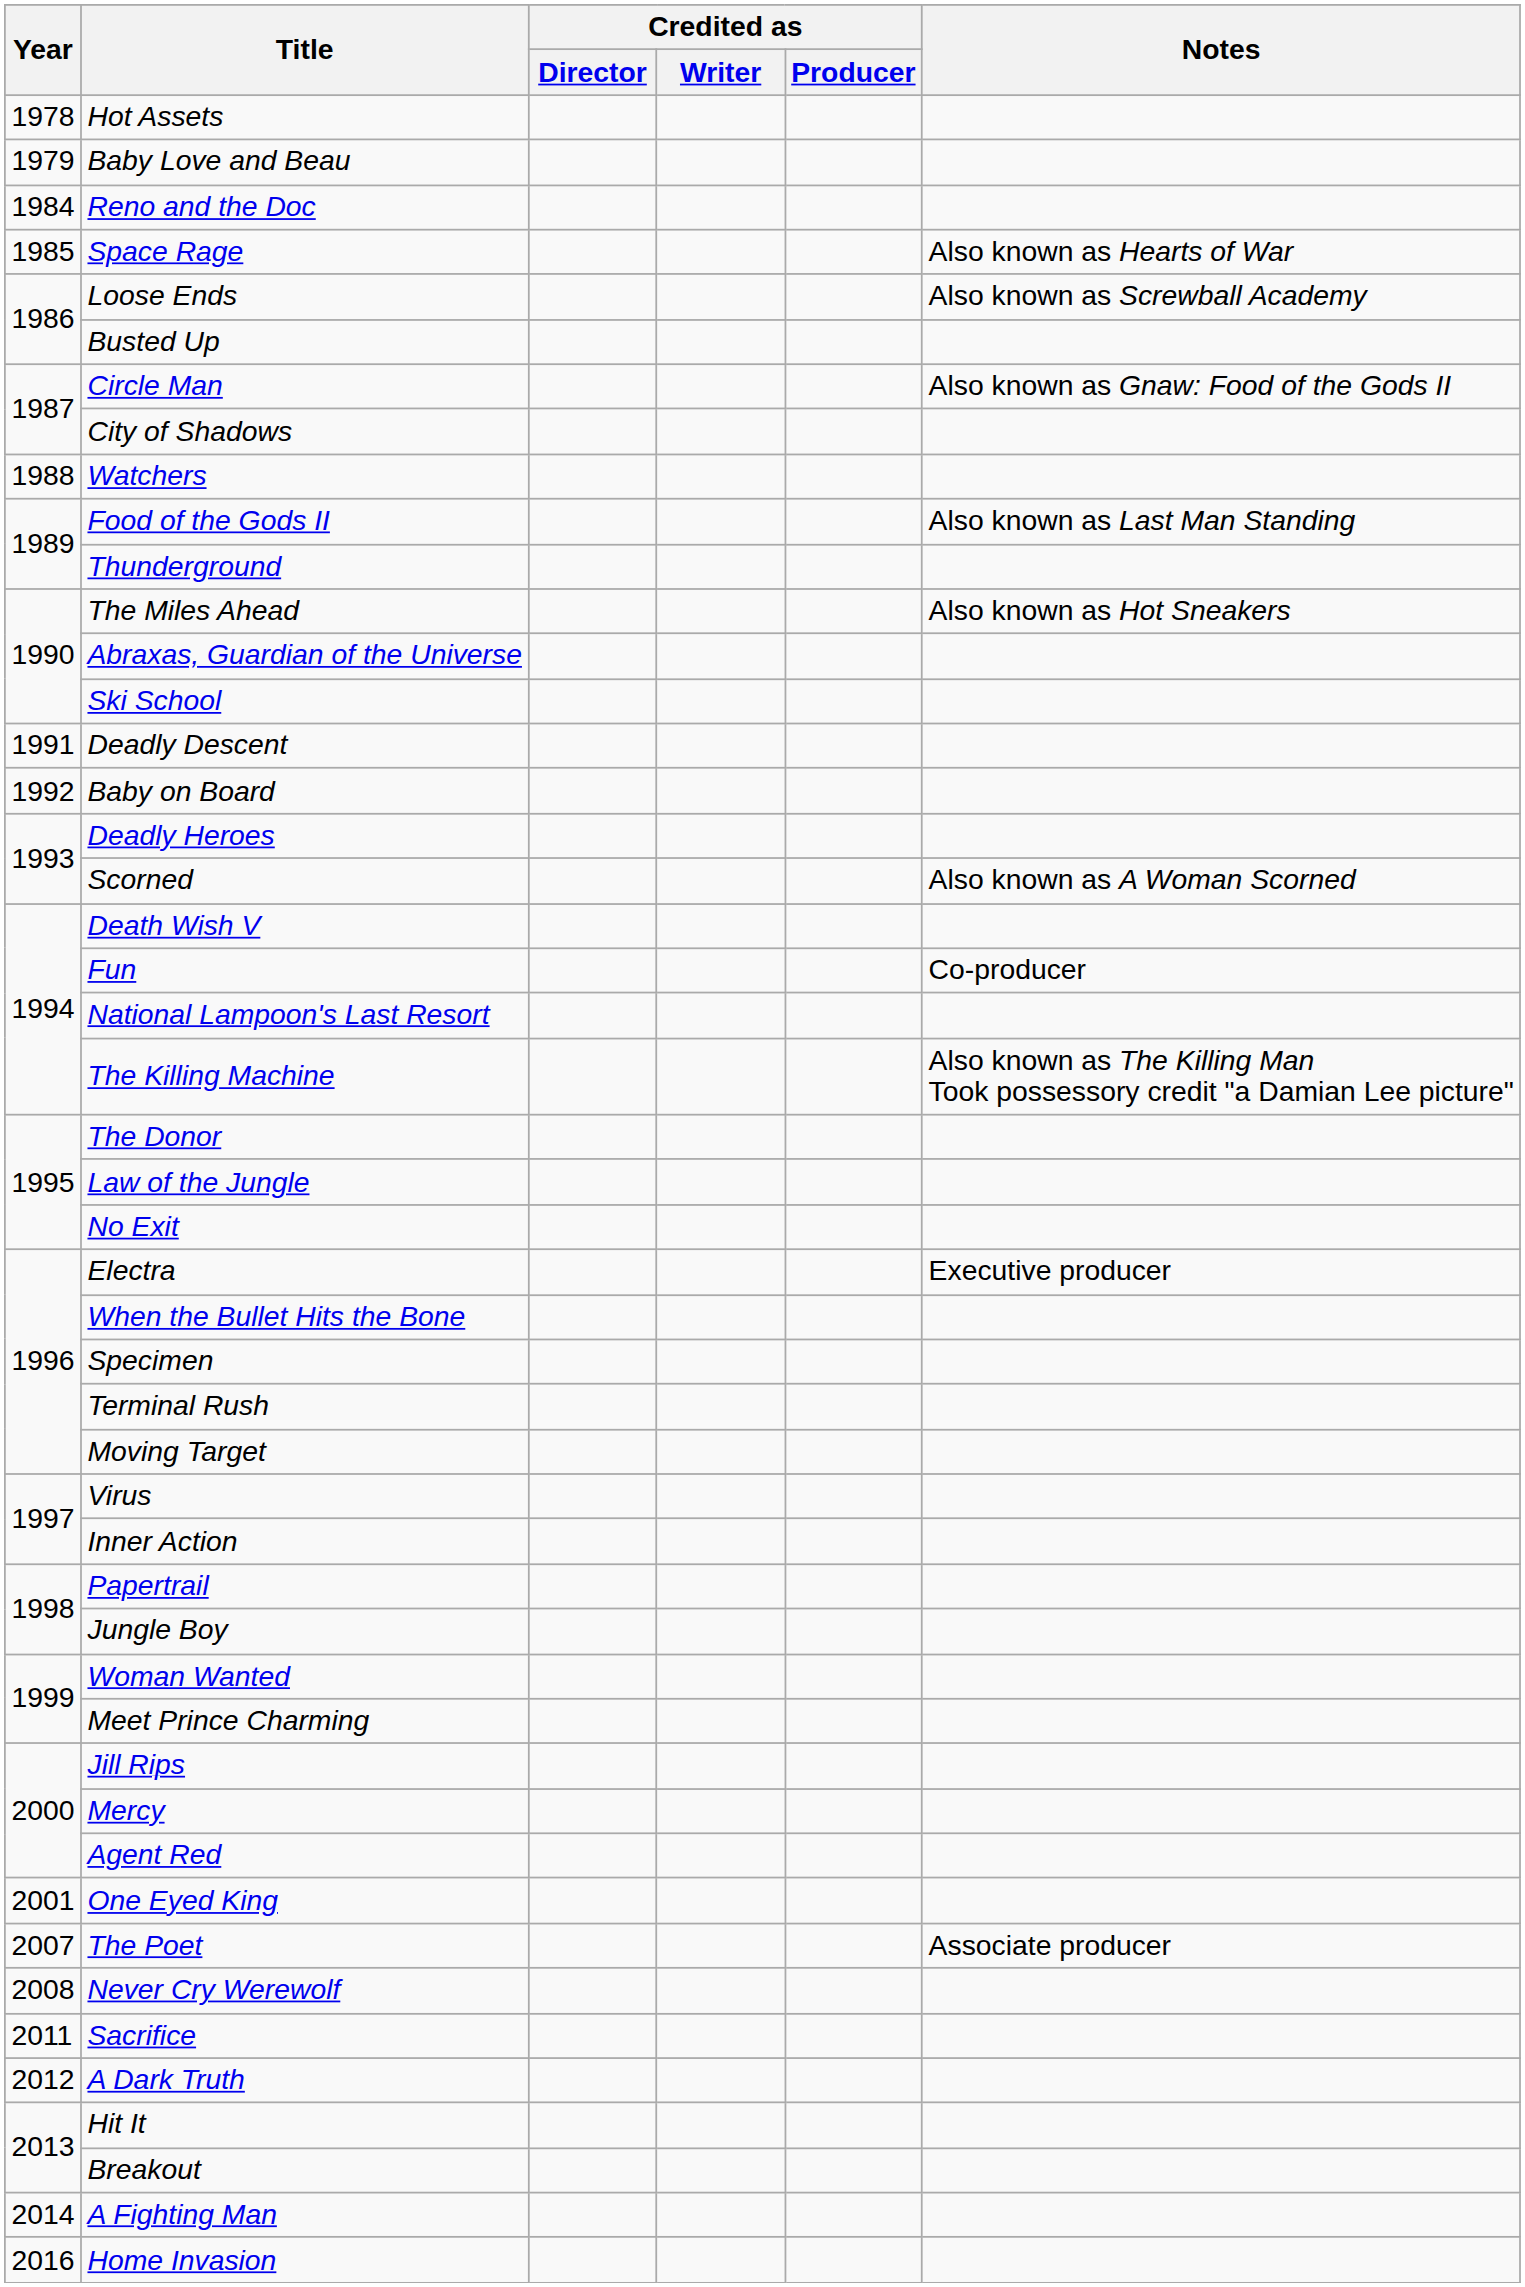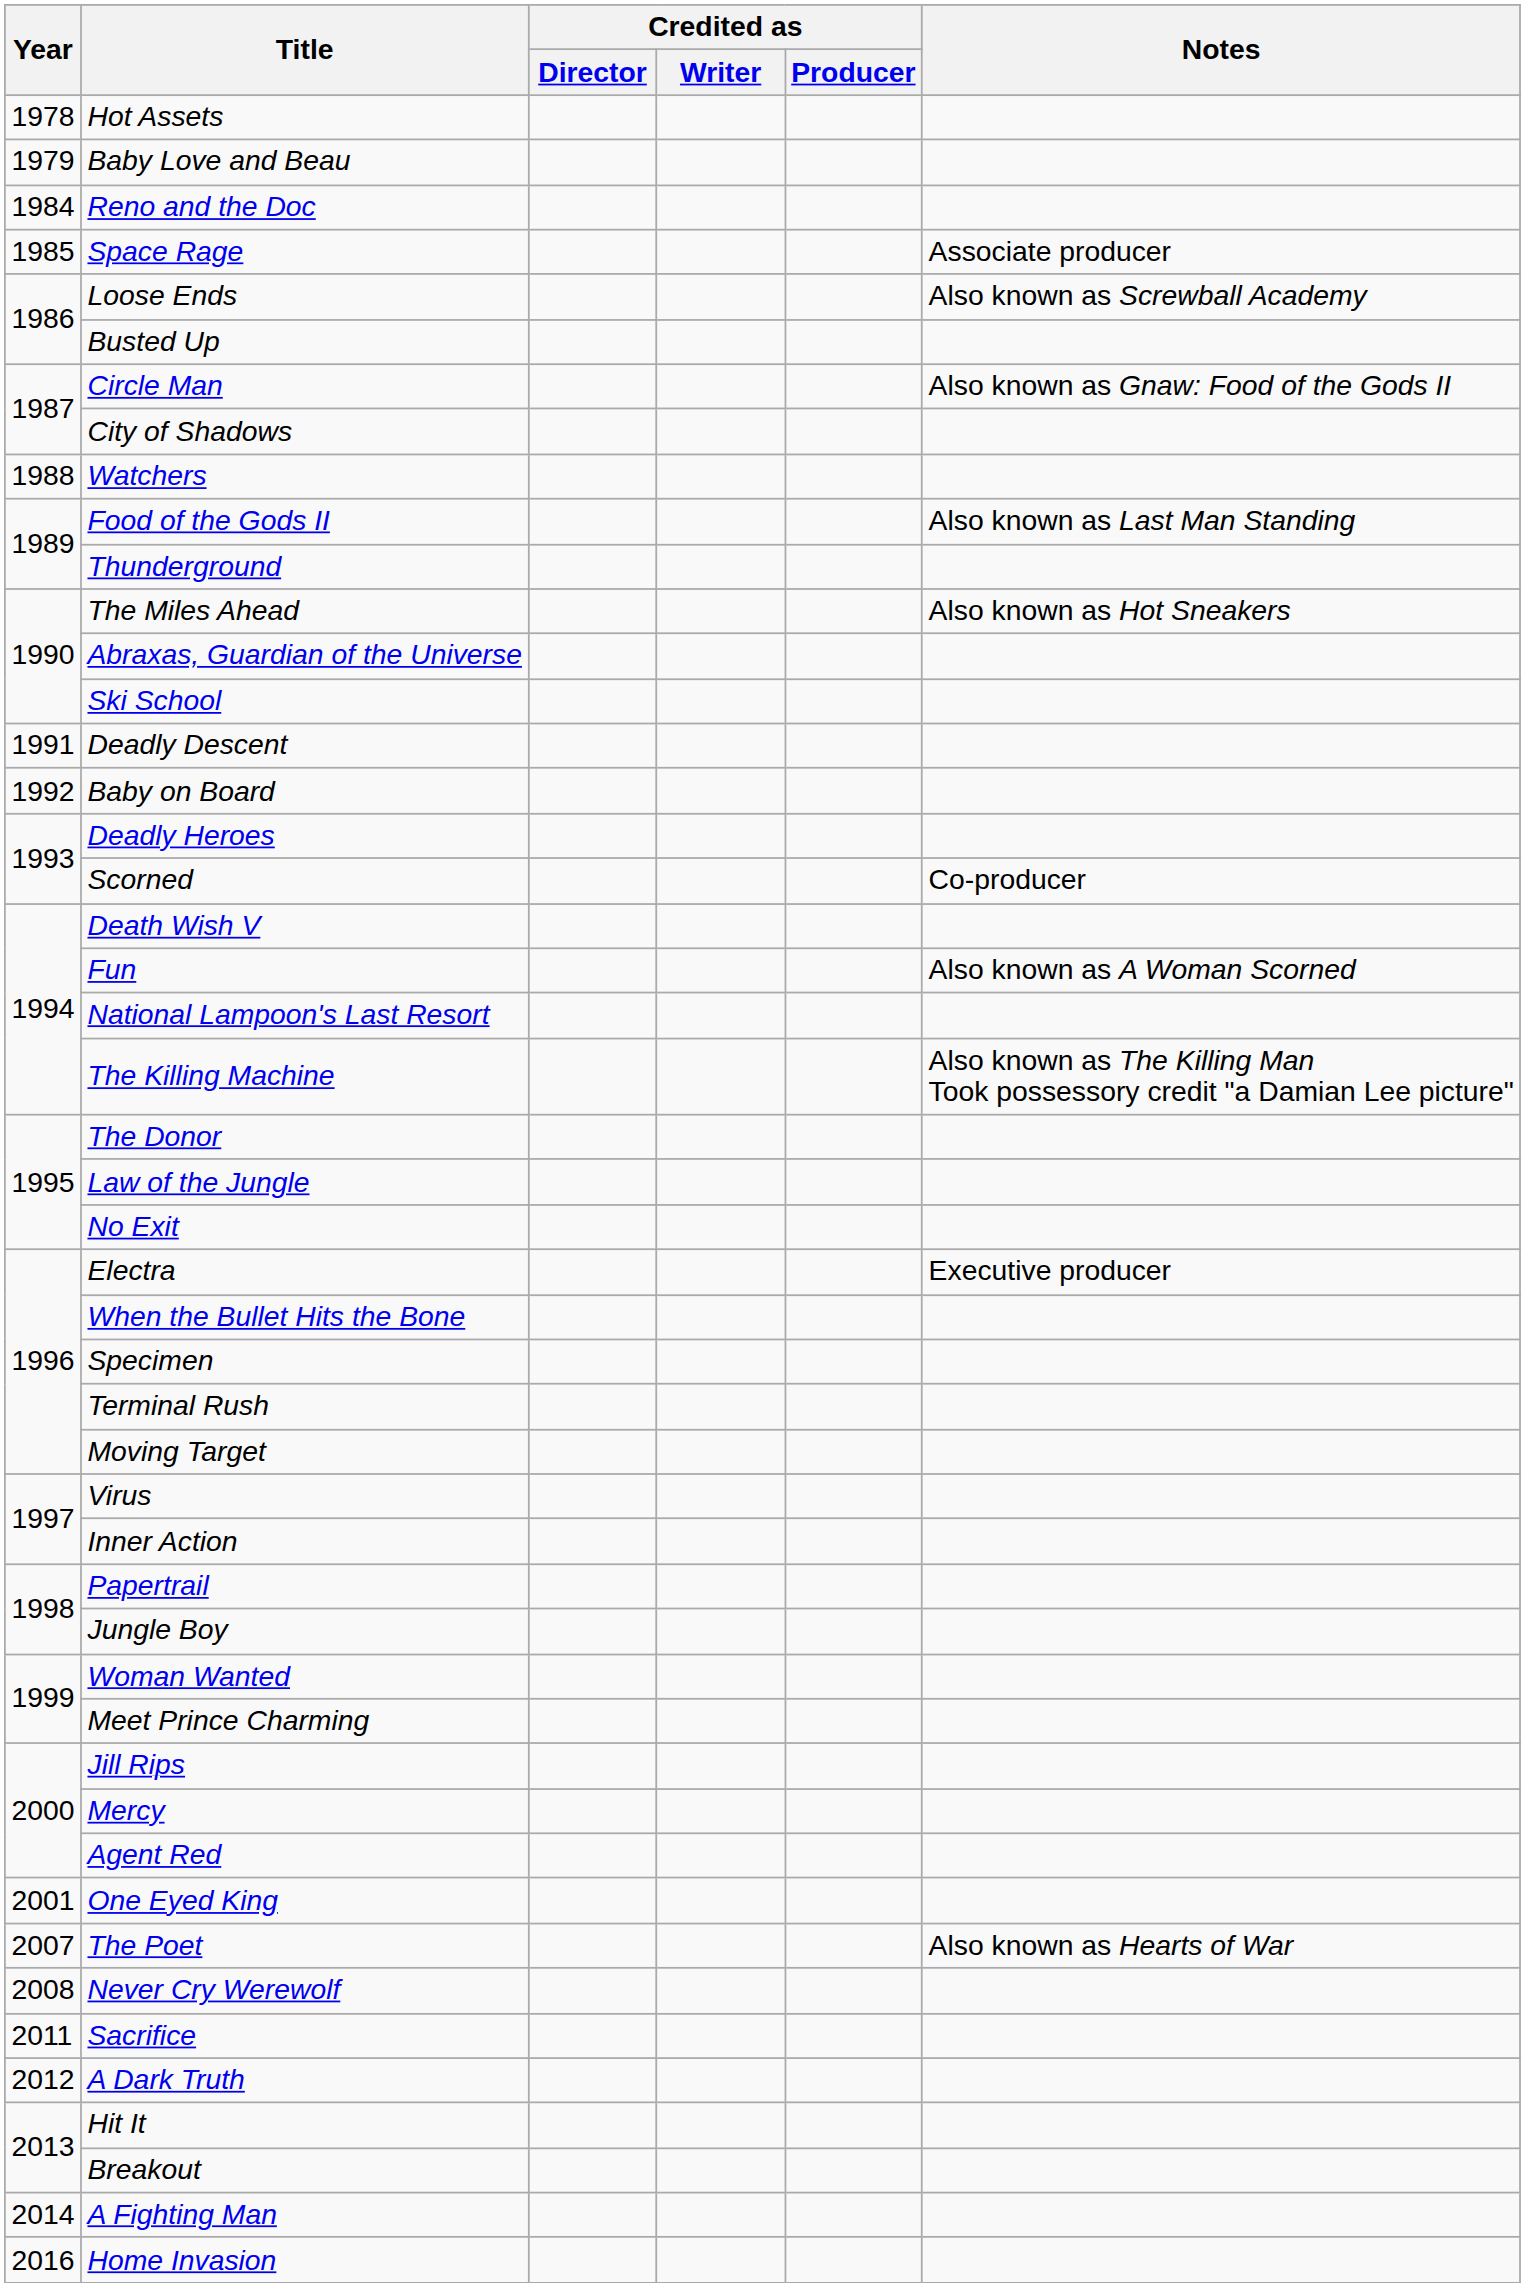(1111, 251) Also known as Hearts of War -> (1050, 251) Associate producer
(1142, 880) Also known as A Woman Scorned -> (1007, 880) Co-producer
(1007, 970) Co-producer -> (1142, 970) Also known as A Woman Scorned
(1050, 1945) Associate producer -> (1111, 1945) Also known as Hearts of War
